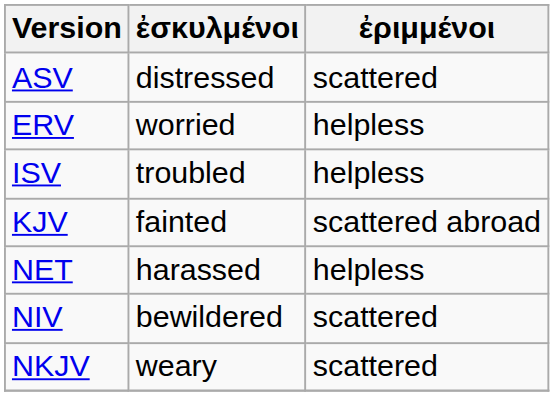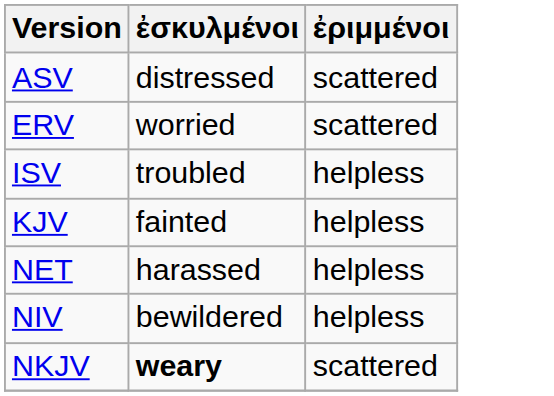(369, 125) helpless -> (375, 125) scattered
(427, 221) scattered abroad -> (369, 221) helpless
(375, 317) scattered -> (369, 317) helpless
(176, 366) normal -> (179, 366) bold
